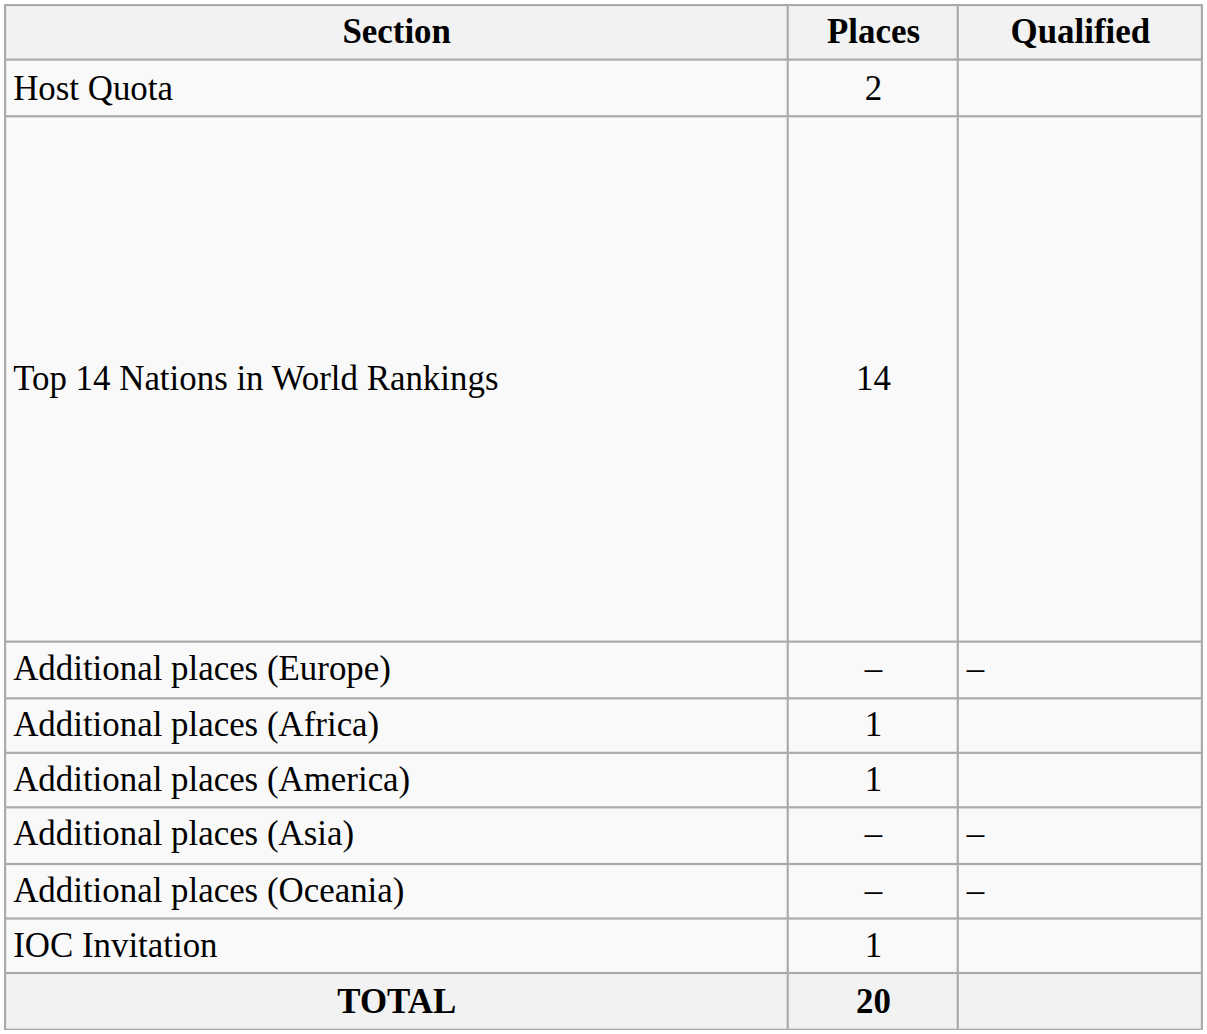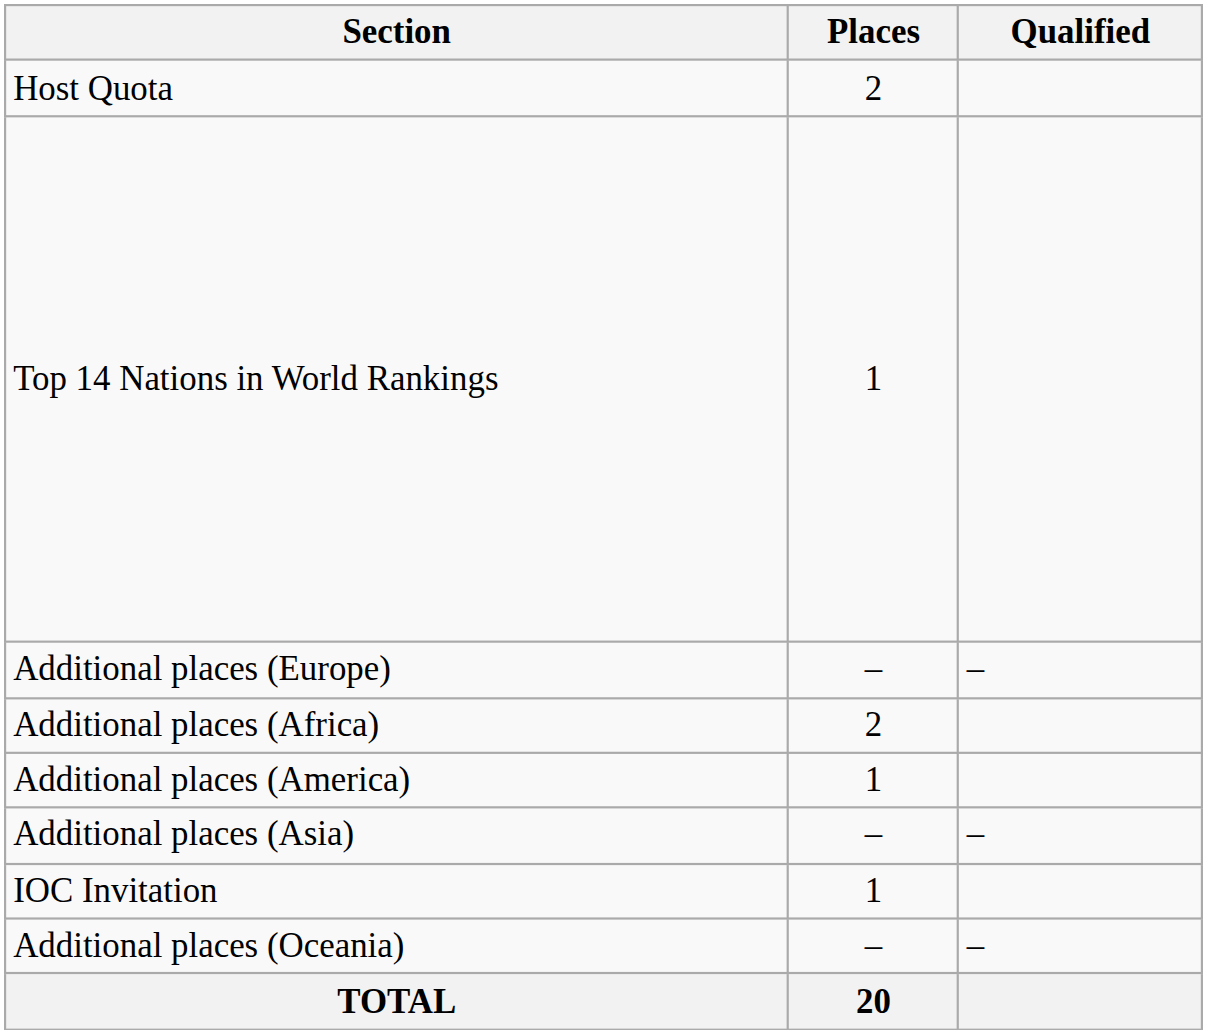(874, 378) 14 -> (874, 378) 1
(874, 724) 1 -> (874, 724) 2
rows swapped: (209, 890) <-> (115, 945)
